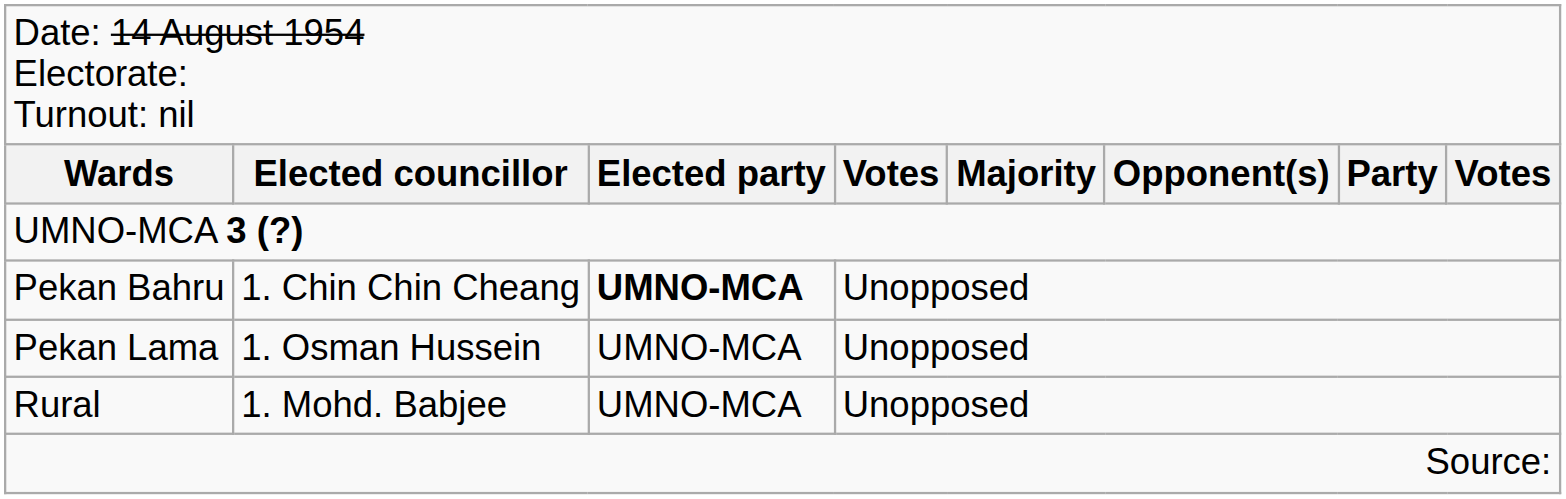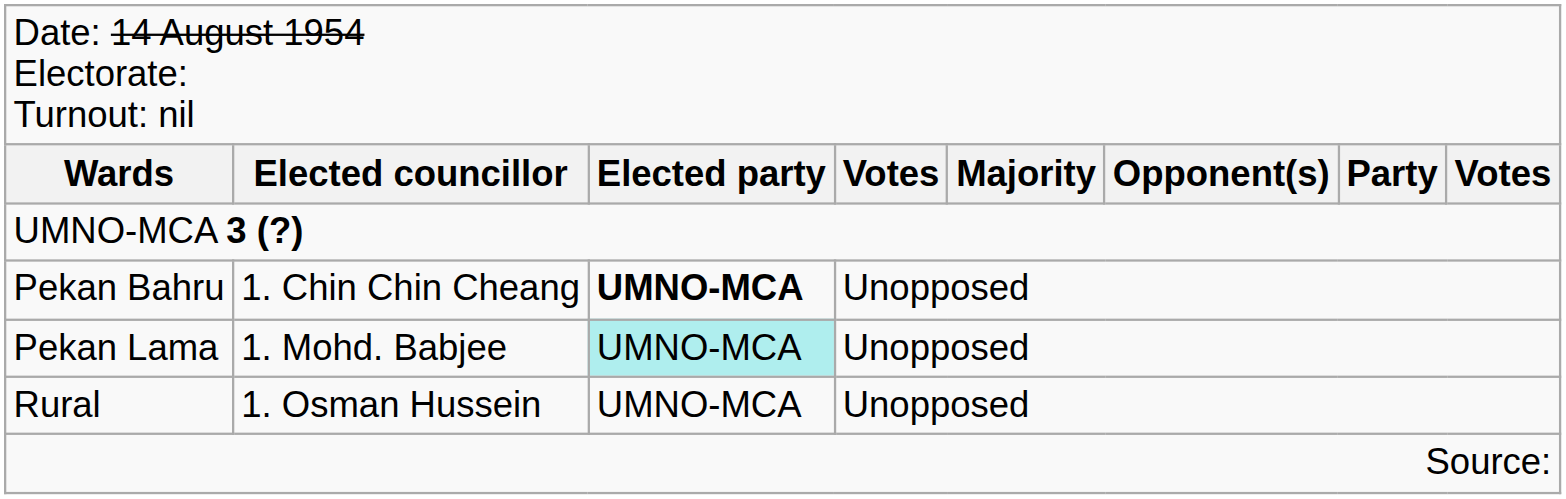(391, 346) 1. Osman Hussein -> (374, 346) 1. Mohd. Babjee
(699, 346) no background -> (699, 346) paleturquoise background
(374, 404) 1. Mohd. Babjee -> (391, 404) 1. Osman Hussein
